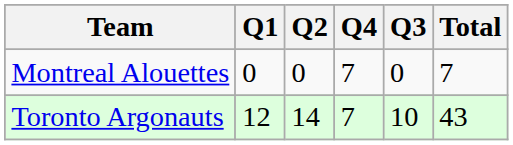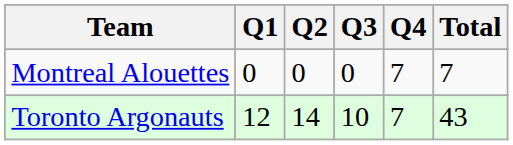columns swapped: (408, 26) <-> (359, 26)
